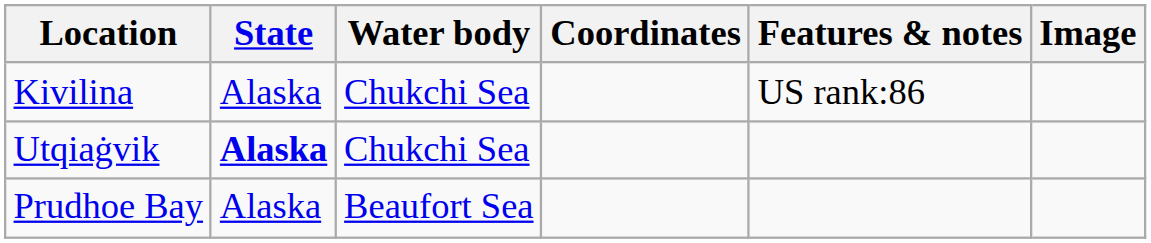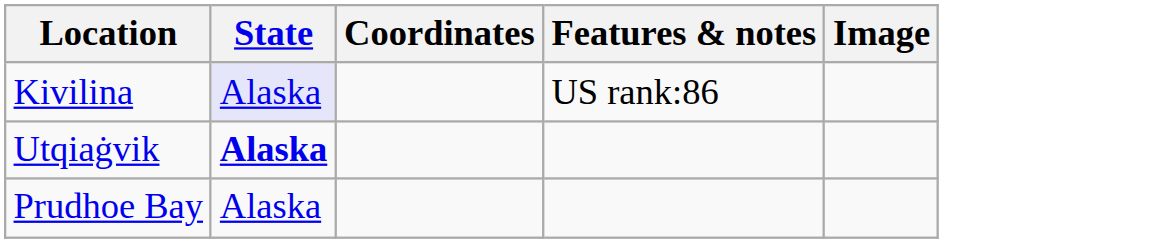- column: (439, 33)
(271, 91) no background -> (271, 91) lavender background
